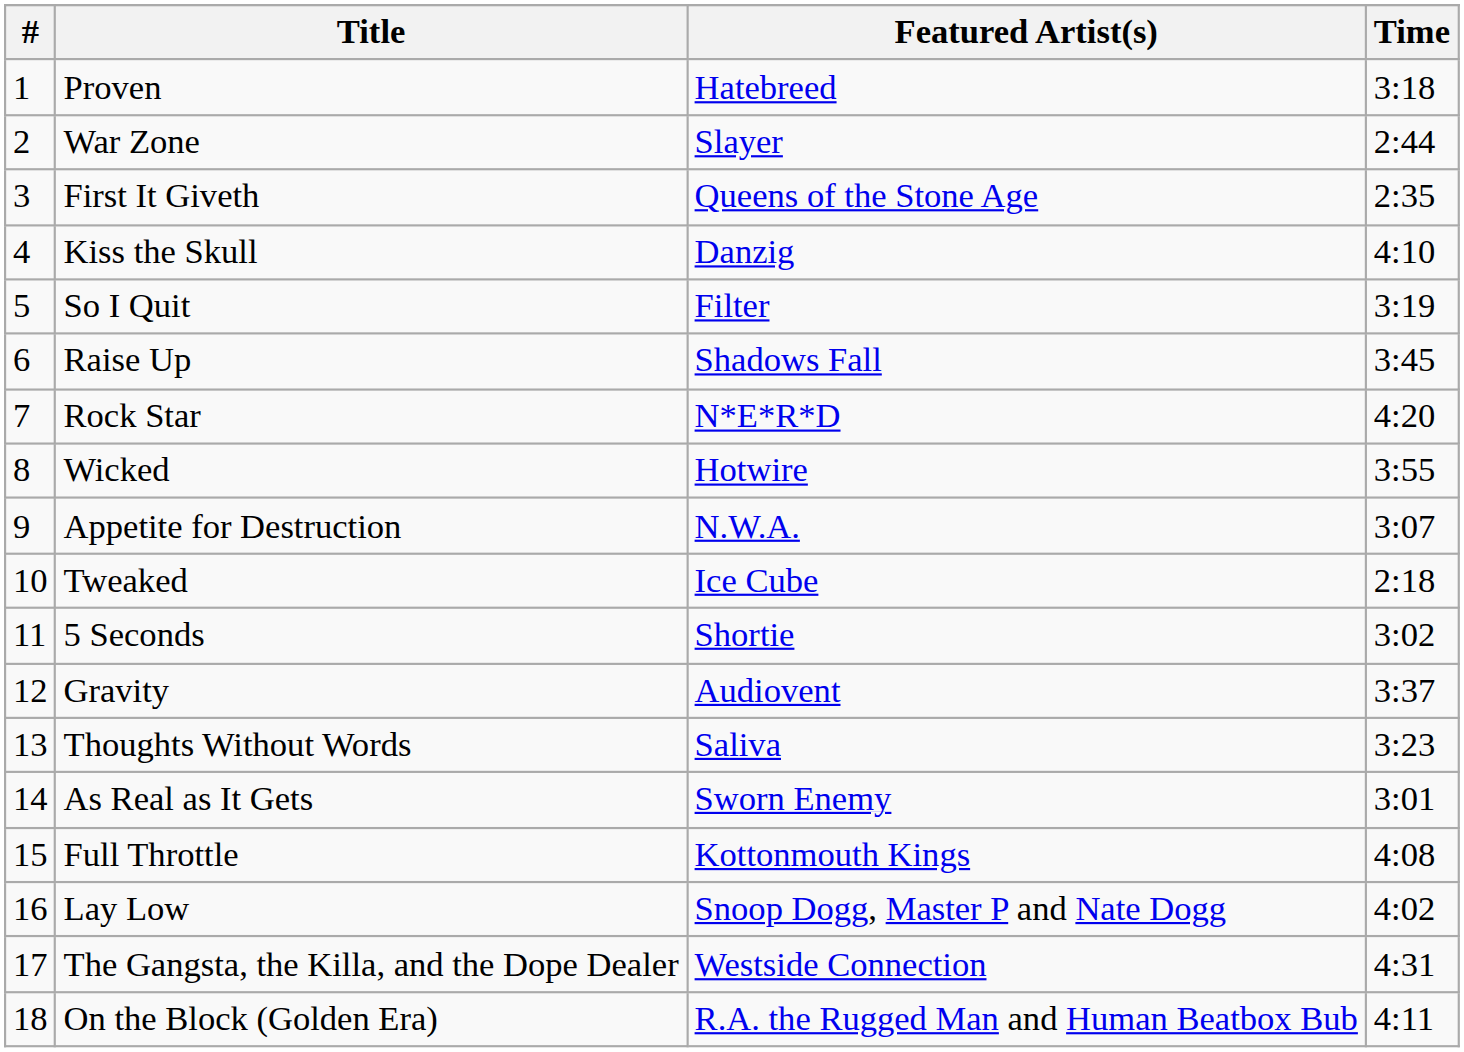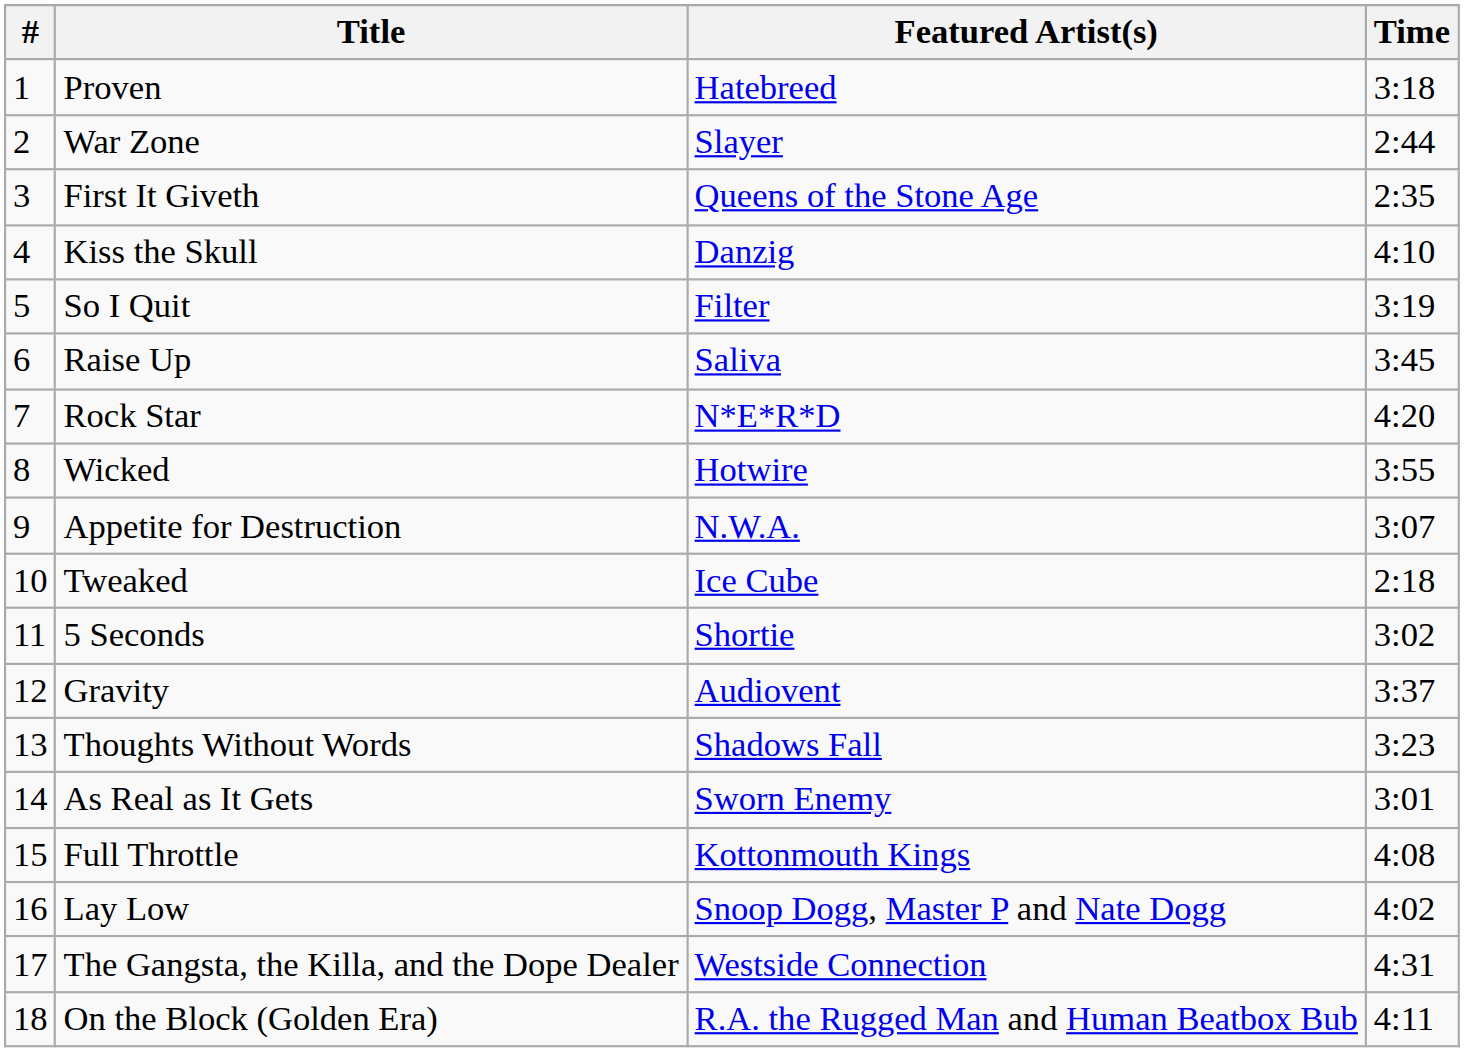(788, 360) Shadows Fall -> (738, 360) Saliva
(738, 744) Saliva -> (788, 744) Shadows Fall
